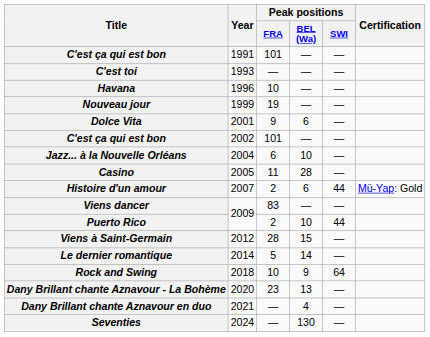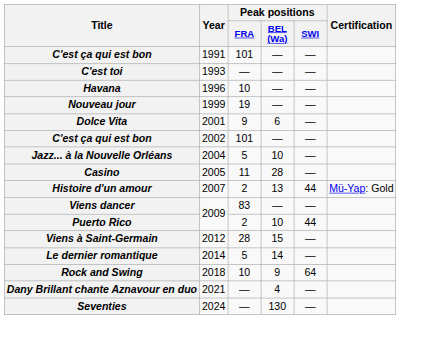(273, 155) 6 -> (244, 155) 5
(306, 189) 6 -> (277, 189) 13
- row: (116, 289)
